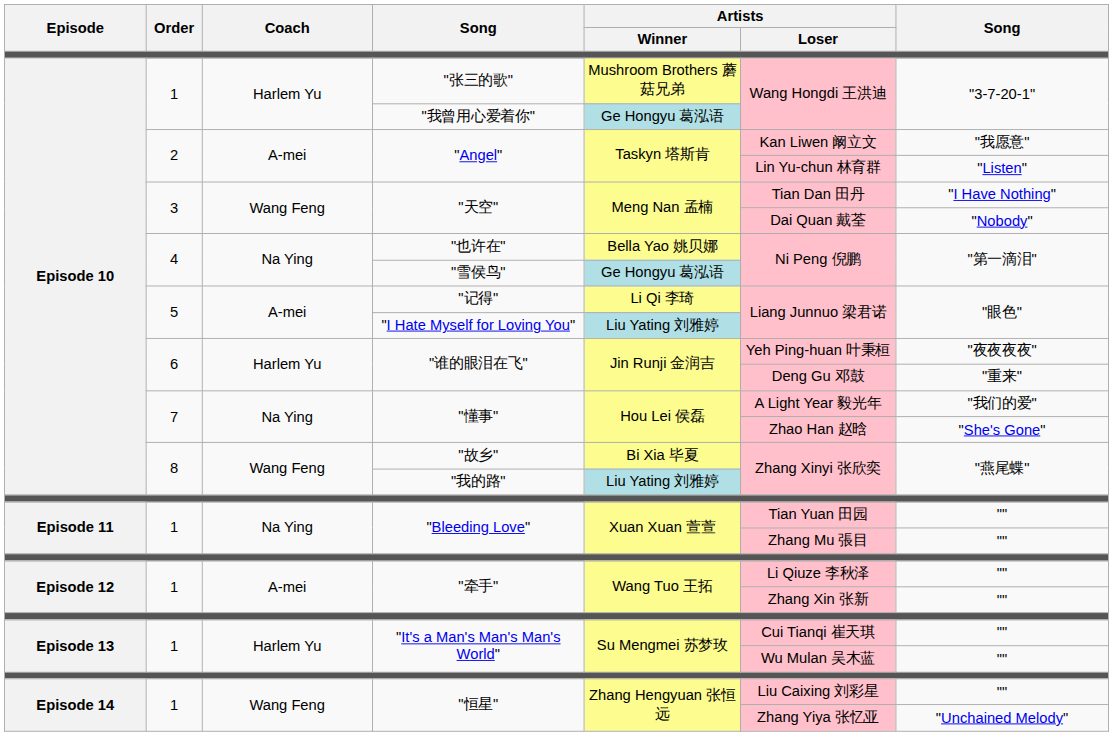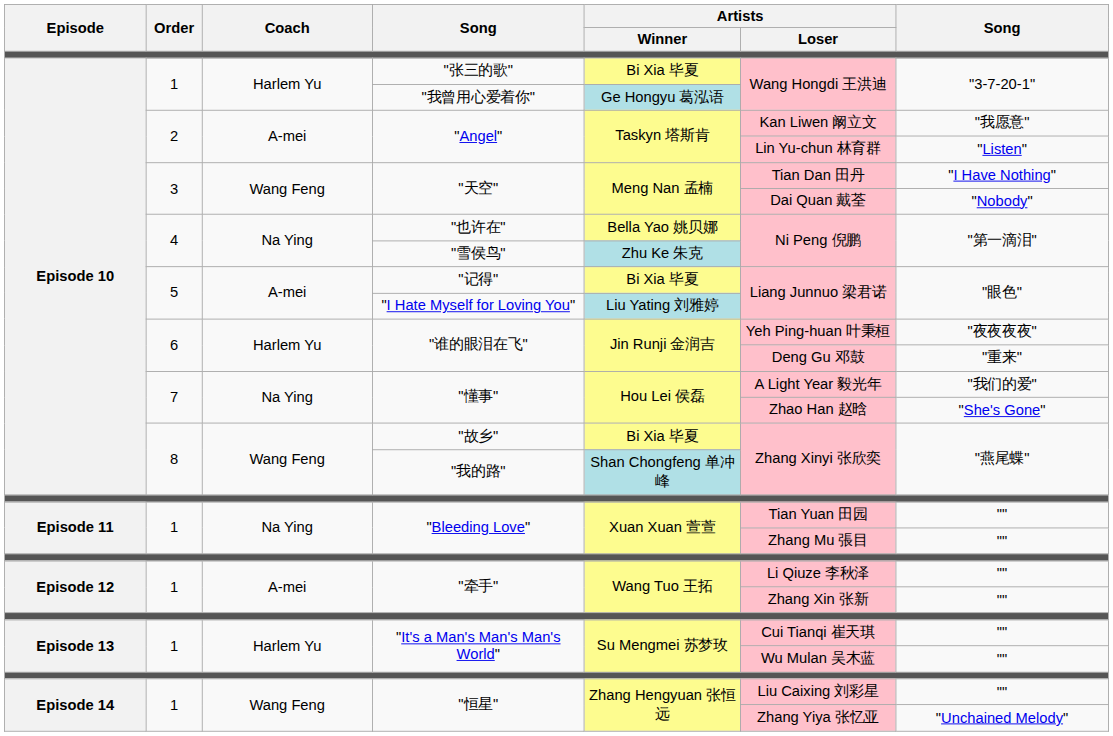(662, 80) Mushroom Brothers 蘑菇兄弟 -> (662, 70) Bi Xia 毕夏
(662, 272) Ge Hongyu 葛泓语 -> (662, 253) Zhu Ke 朱克
(662, 298) Li Qi 李琦 -> (662, 279) Bi Xia 毕夏
(662, 481) Liu Yating 刘雅婷 -> (662, 471) Shan Chongfeng 单冲峰
